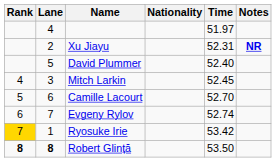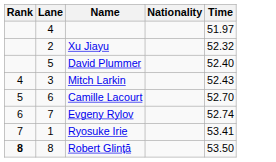- column: (254, 13)
(220, 47) 52.31 -> (220, 47) 52.32
(220, 81) 52.45 -> (220, 81) 52.43
(20, 132) gold background -> (20, 132) no background
(220, 132) 53.42 -> (220, 132) 53.41
(50, 149) bold -> (50, 149) normal
